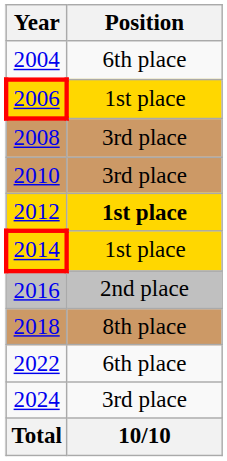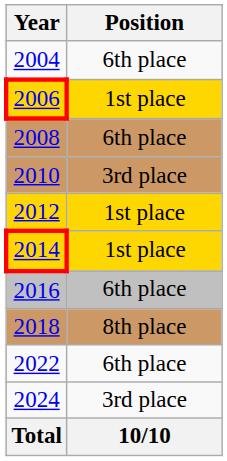(144, 137) 3rd place -> (144, 137) 6th place
(144, 211) bold -> (144, 211) normal
(144, 289) 2nd place -> (144, 289) 6th place
